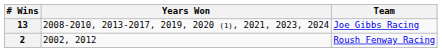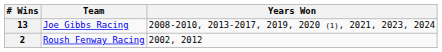columns swapped: (384, 12) <-> (186, 12)
